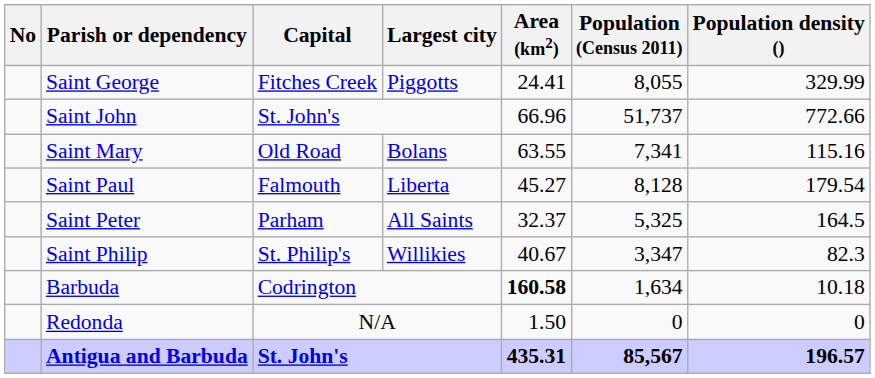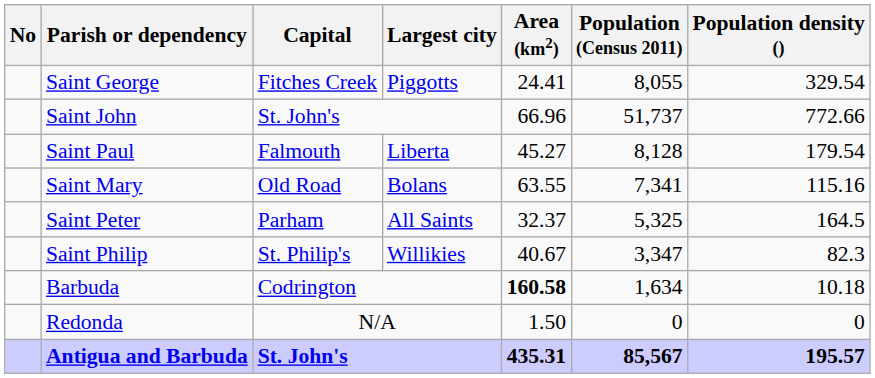(835, 82) 329.99 -> (835, 82) 329.54
rows swapped: (94, 150) <-> (90, 184)
(835, 356) 196.57 -> (835, 356) 195.57
